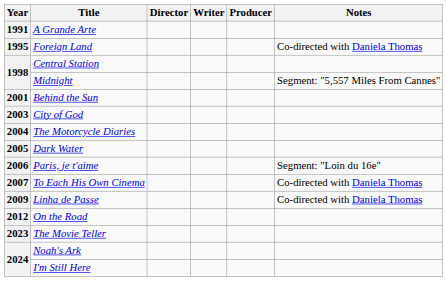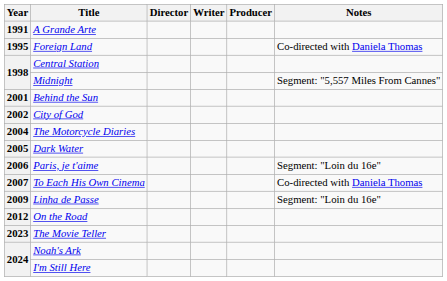(18, 115) 2003 -> (18, 115) 2002
(350, 200) Co-directed with Daniela Thomas -> (329, 200) Segment: "Loin du 16e"
